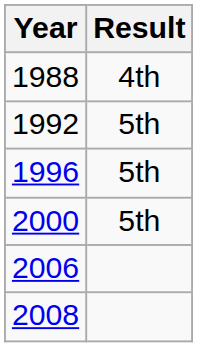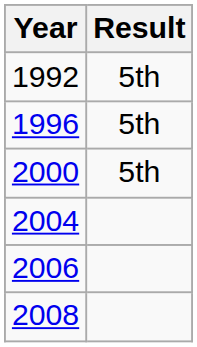- row: (46, 76)
+ row: (46, 220)
